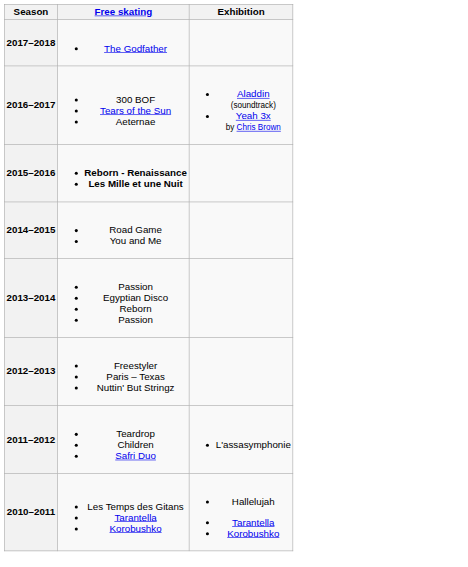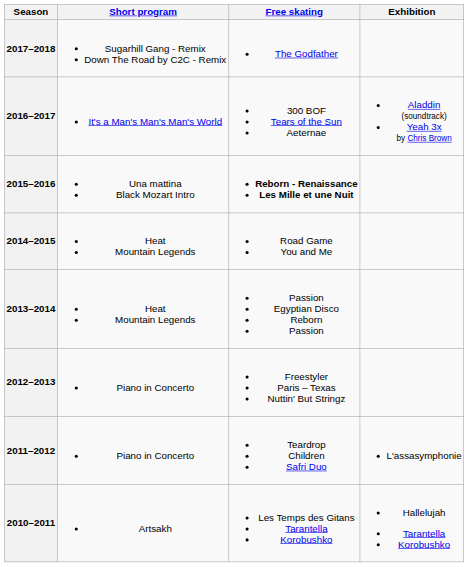+ column: (143, 12)
